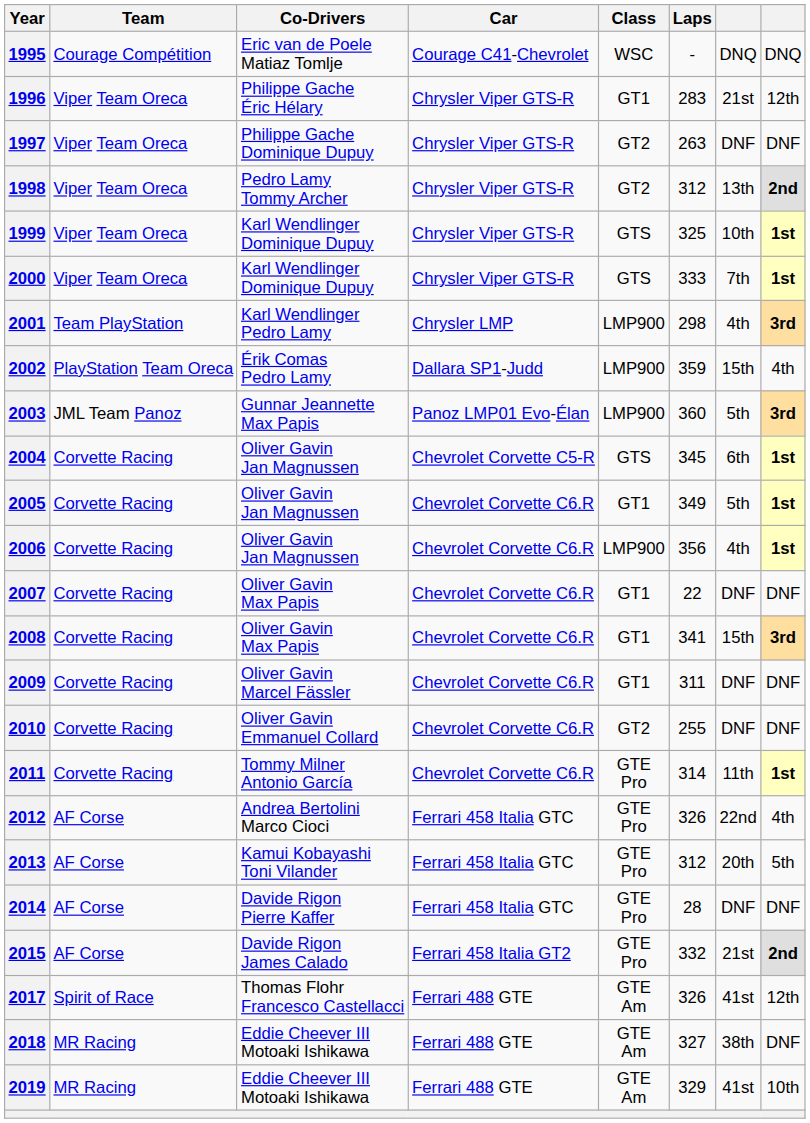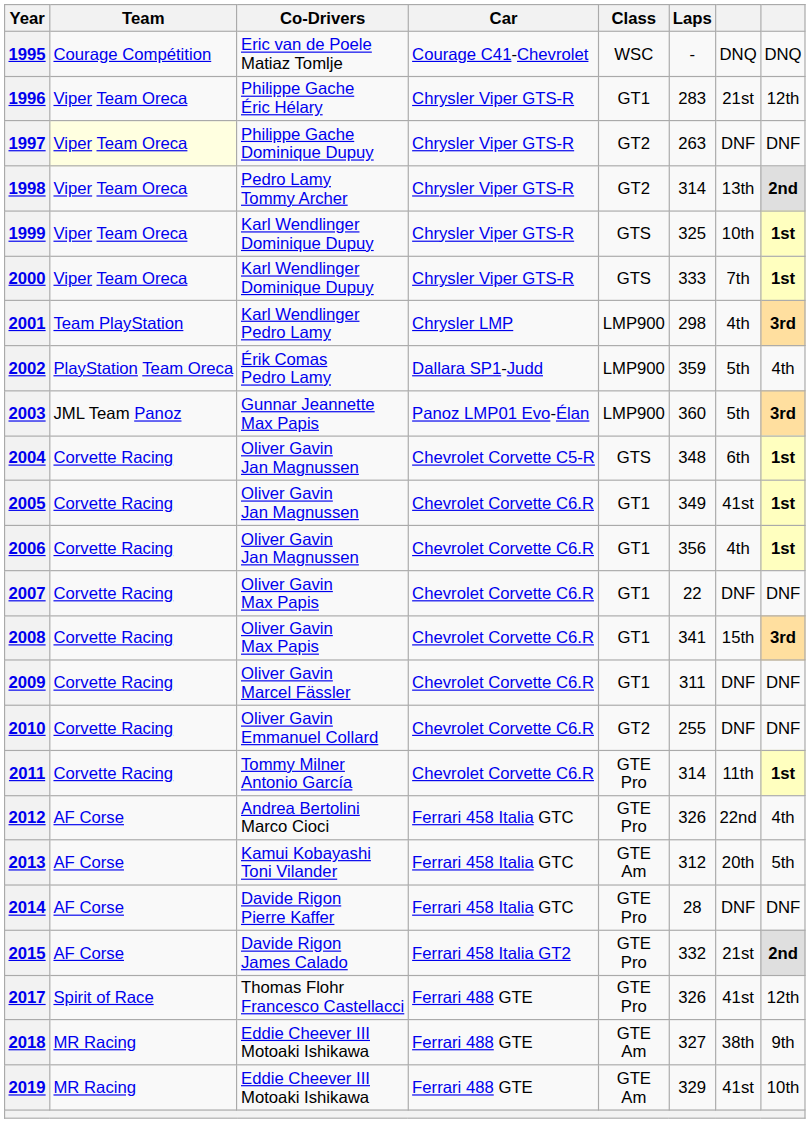(120, 144) no background -> (120, 144) lightyellow background
(692, 189) 312 -> (692, 189) 314
(738, 368) 15th -> (738, 368) 5th
(692, 458) 345 -> (692, 458) 348
(738, 503) 5th -> (738, 503) 41st
(634, 548) LMP900 -> (634, 548) GT1
(634, 863) GTE Pro -> (634, 863) GTE Am
(634, 998) GTE Am -> (634, 998) GTE Pro
(783, 1043) DNF -> (783, 1043) 9th
